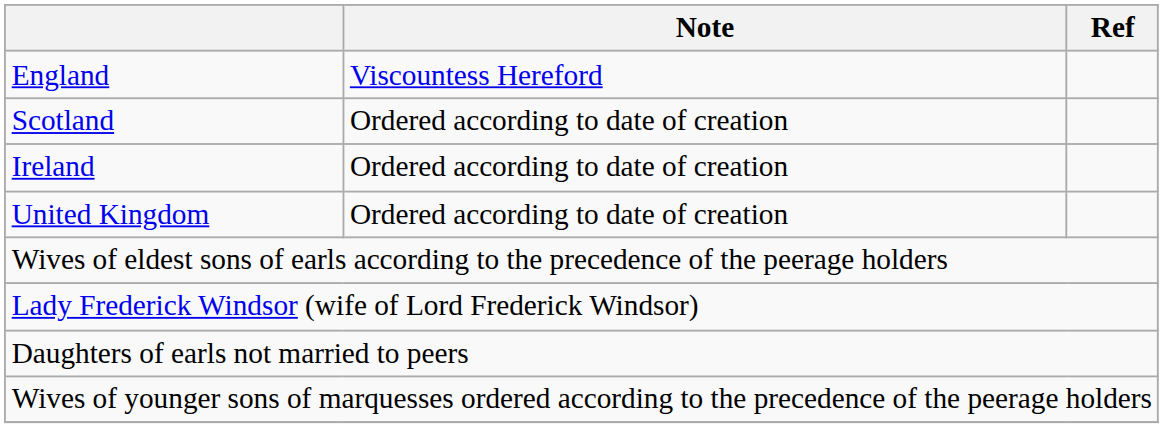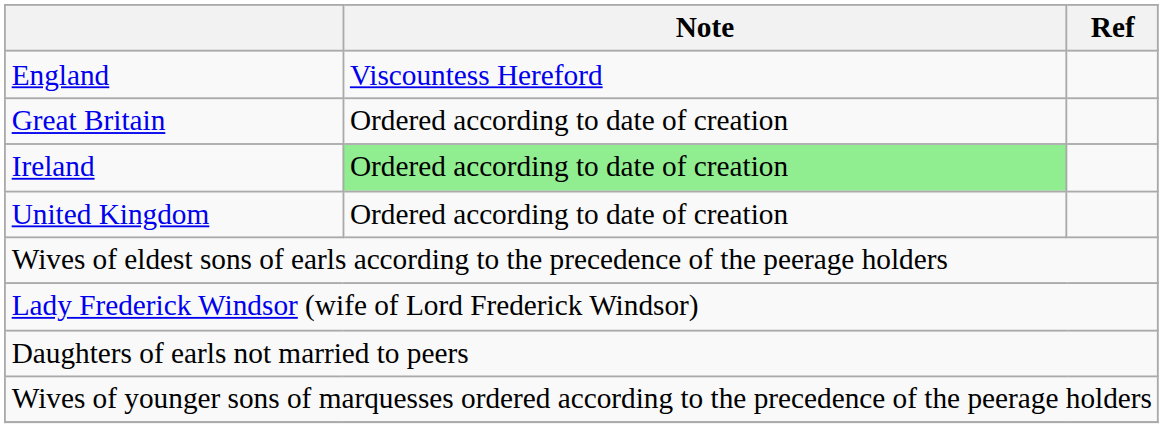- row: (63, 120)
+ row: (88, 120)
(569, 167) no background -> (569, 167) lightgreen background
